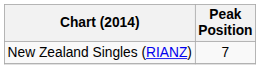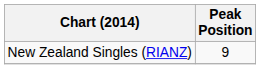(225, 52) 7 -> (225, 52) 9
